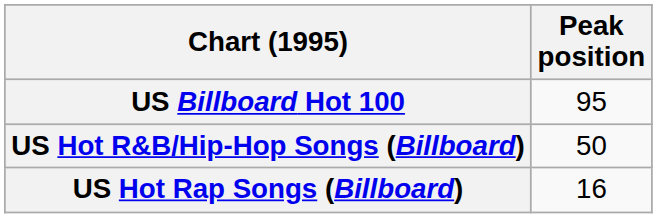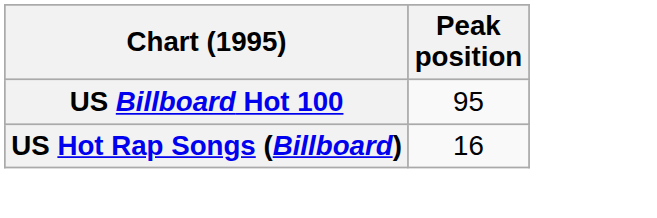- row: (268, 145)
